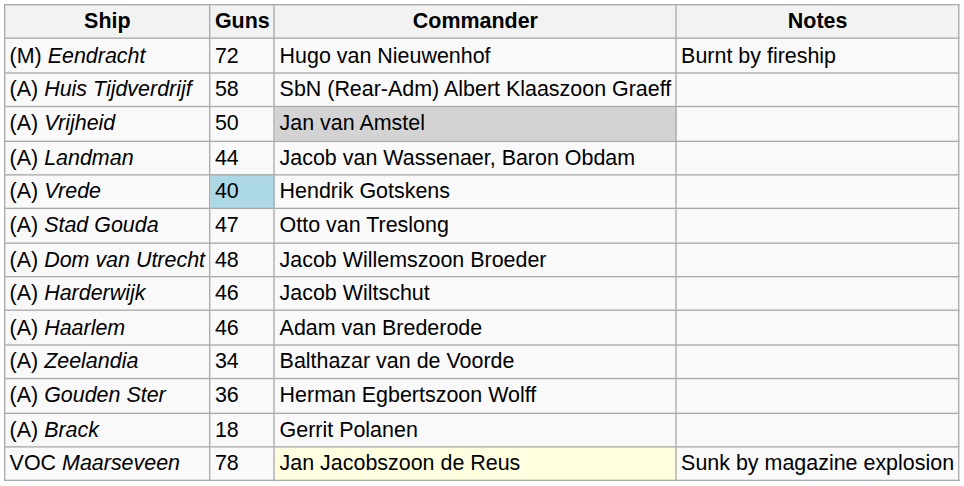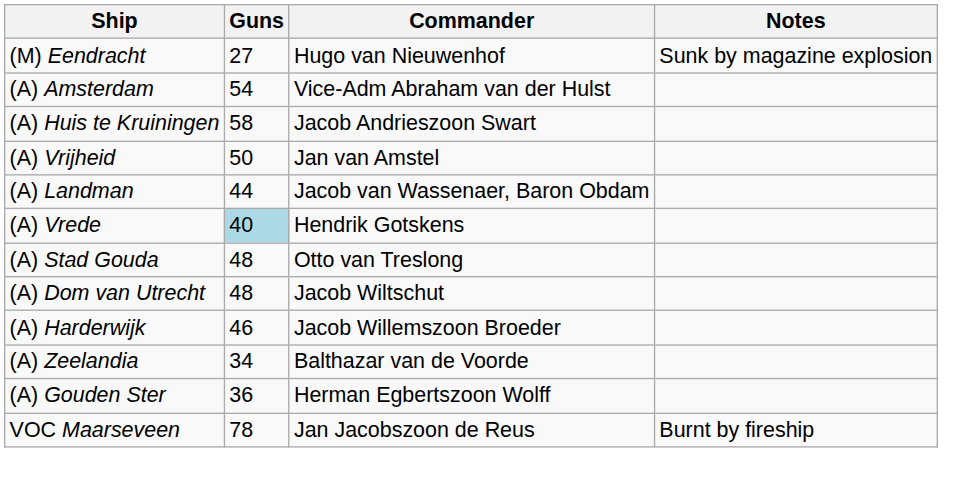(227, 55) 72 -> (241, 55) 27
(759, 55) Burnt by fireship -> (796, 55) Sunk by magazine explosion
+ row: (82, 89)
- row: (101, 89)
+ row: (114, 123)
(352, 123) lightgrey background -> (367, 157) no background
(227, 225) 47 -> (241, 259) 48
(413, 259) Jacob Willemszoon Broeder -> (369, 293) Jacob Wiltschut
(355, 293) Jacob Wiltschut -> (427, 327) Jacob Willemszoon Broeder
- row: (67, 327)
- row: (54, 429)
(400, 463) lightyellow background -> (414, 429) no background
(818, 463) Sunk by magazine explosion -> (737, 429) Burnt by fireship
